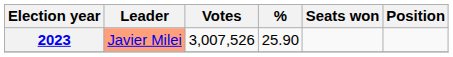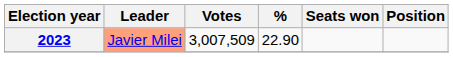(222, 39) 3,007,526 -> (222, 39) 3,007,509
(280, 39) 25.90 -> (280, 39) 22.90
